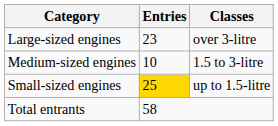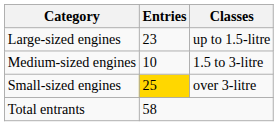(225, 39) over 3-litre -> (232, 39) up to 1.5-litre
(232, 86) up to 1.5-litre -> (225, 86) over 3-litre
